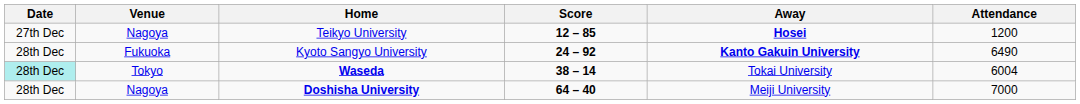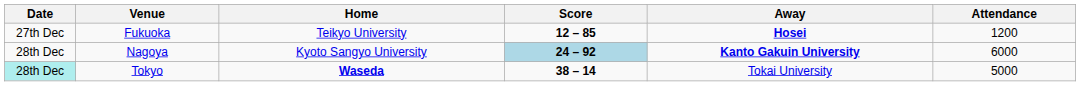(147, 33) Nagoya -> (147, 33) Fukuoka
(147, 52) Fukuoka -> (147, 52) Nagoya
(576, 52) no background -> (576, 52) lightblue background
(1004, 52) 6490 -> (1004, 52) 6000
(1004, 71) 6004 -> (1004, 71) 5000
- row: (361, 90)
